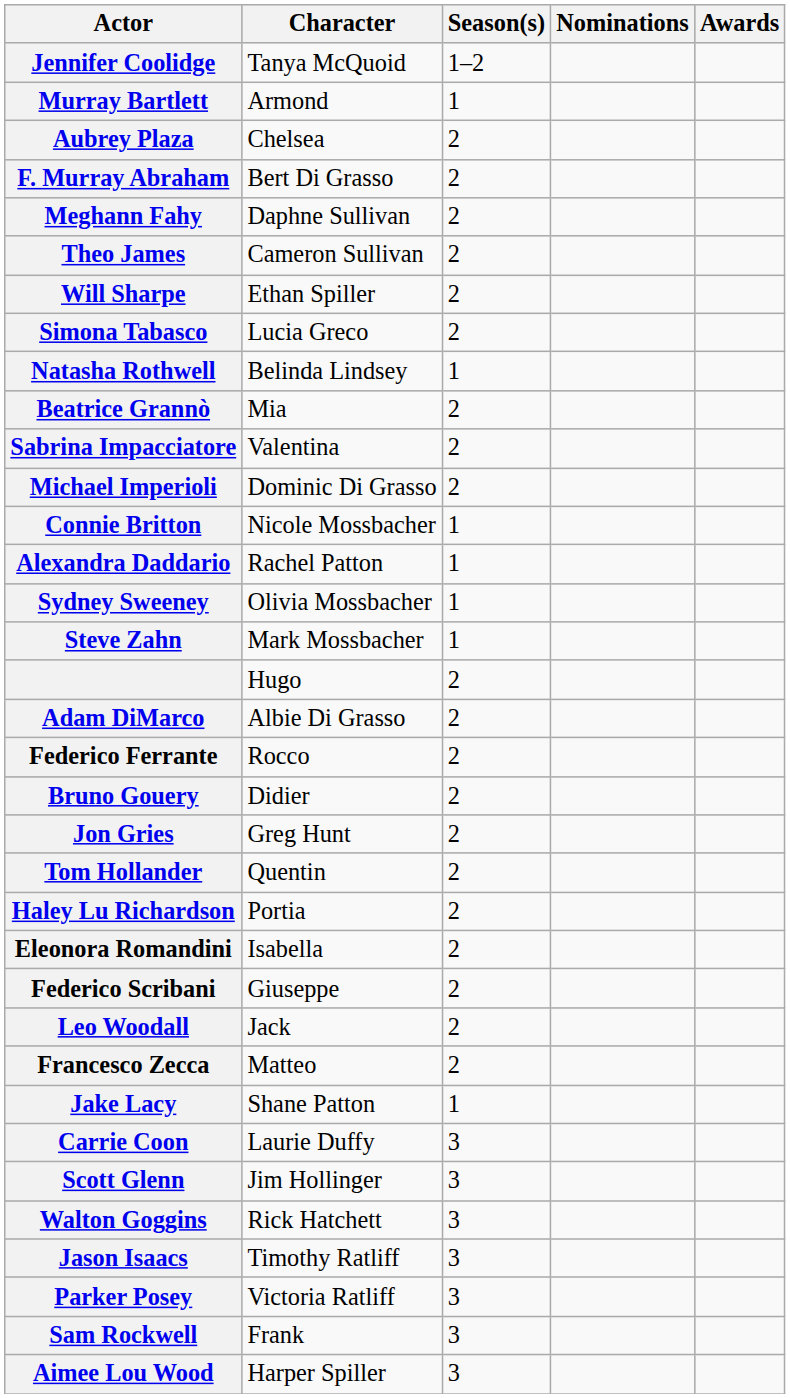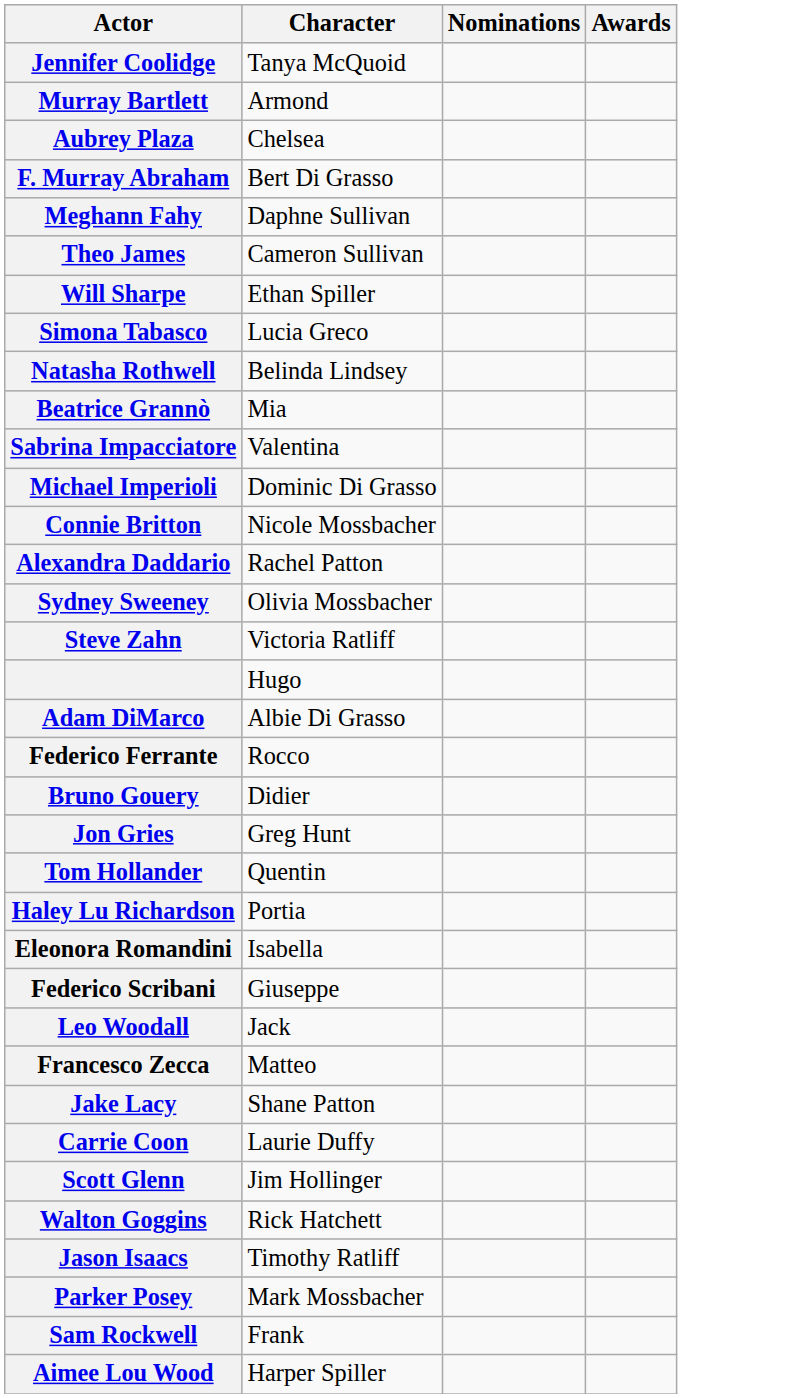- column: (496, 23)
(336, 640) Mark Mossbacher -> (321, 640) Victoria Ratliff
(321, 1296) Victoria Ratliff -> (336, 1296) Mark Mossbacher
